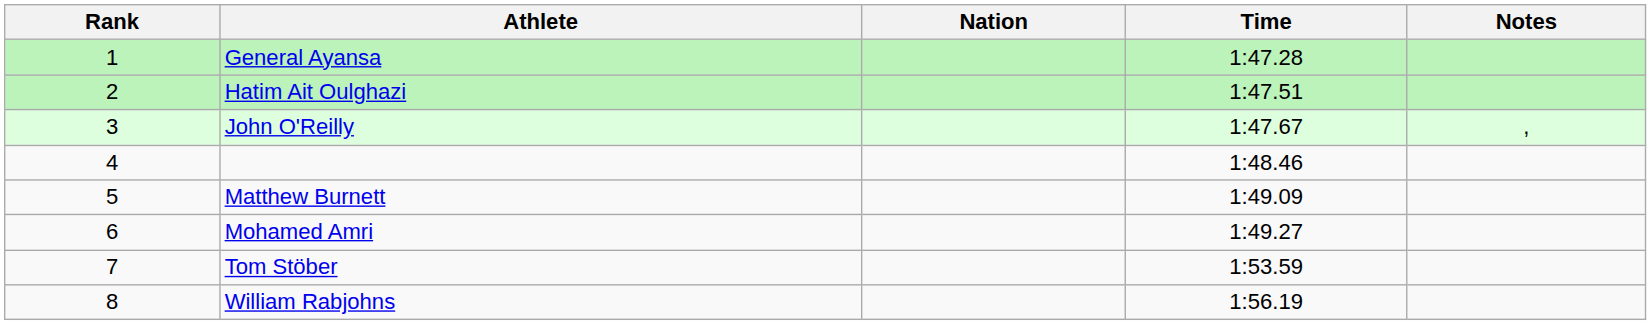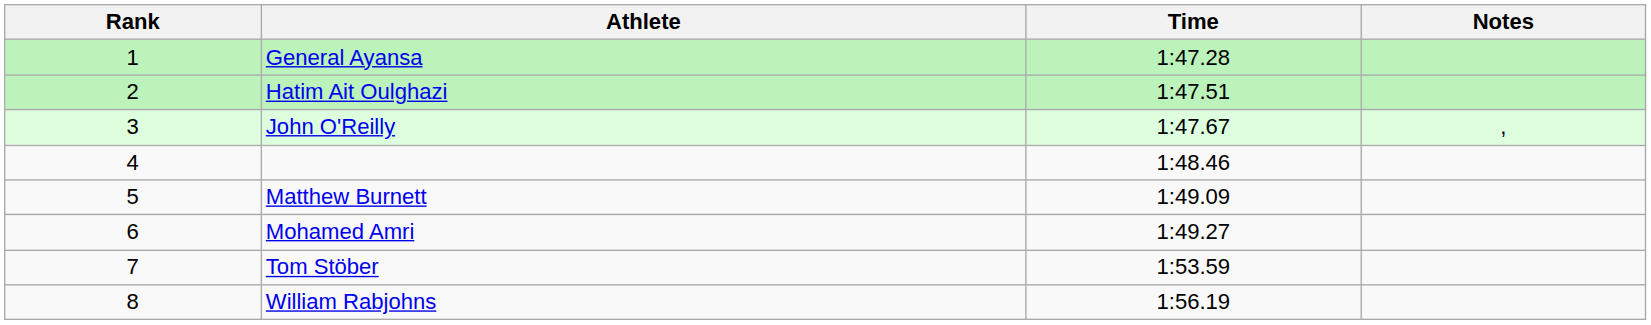- column: (994, 22)
